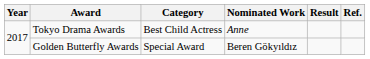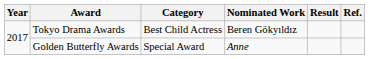(238, 29) Anne -> (262, 29) Beren Gökyıldız
(262, 46) Beren Gökyıldız -> (238, 46) Anne
